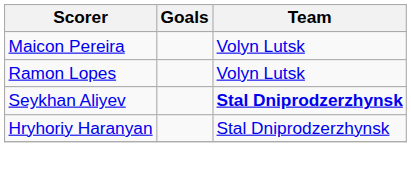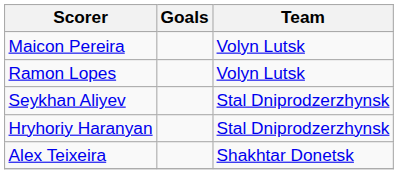(310, 100) bold -> (303, 100) normal
+ row: (57, 155)
